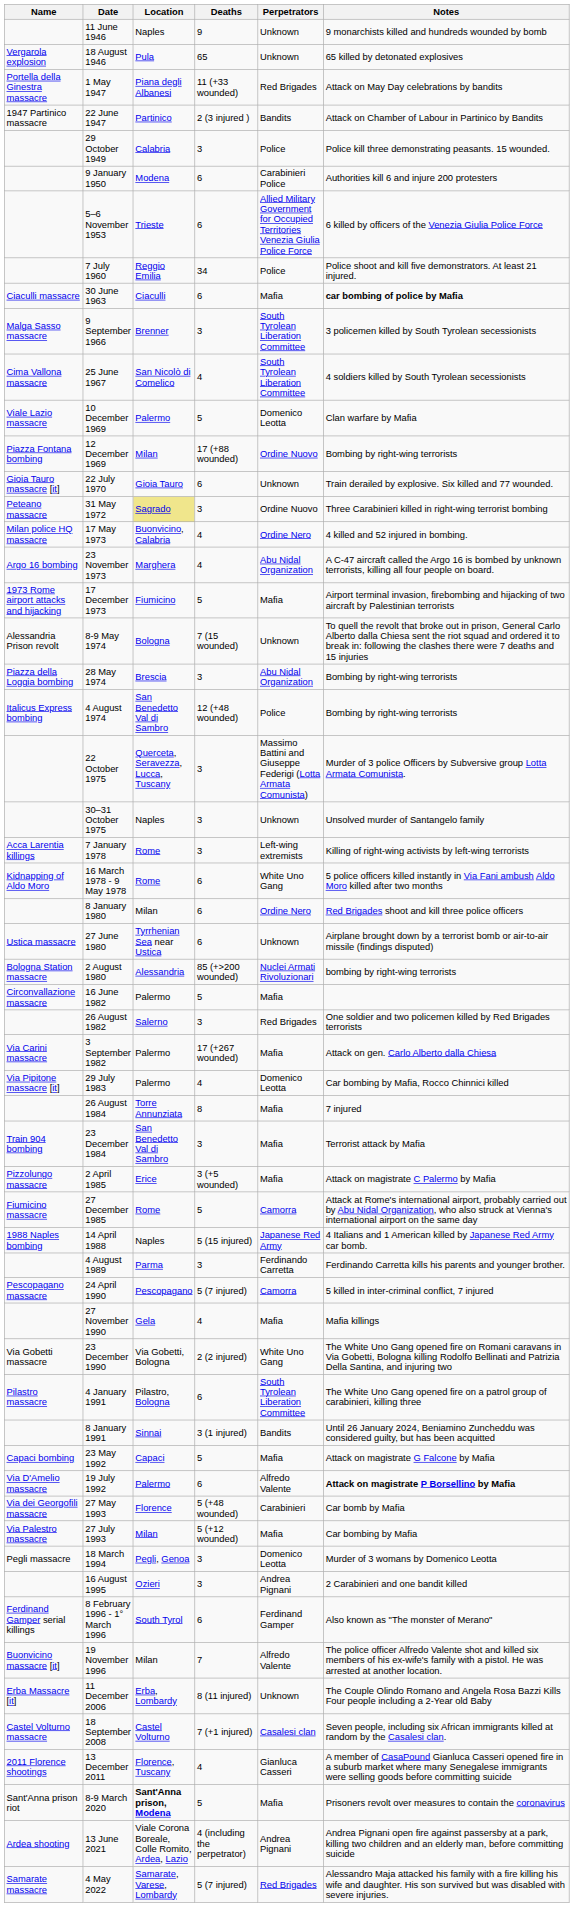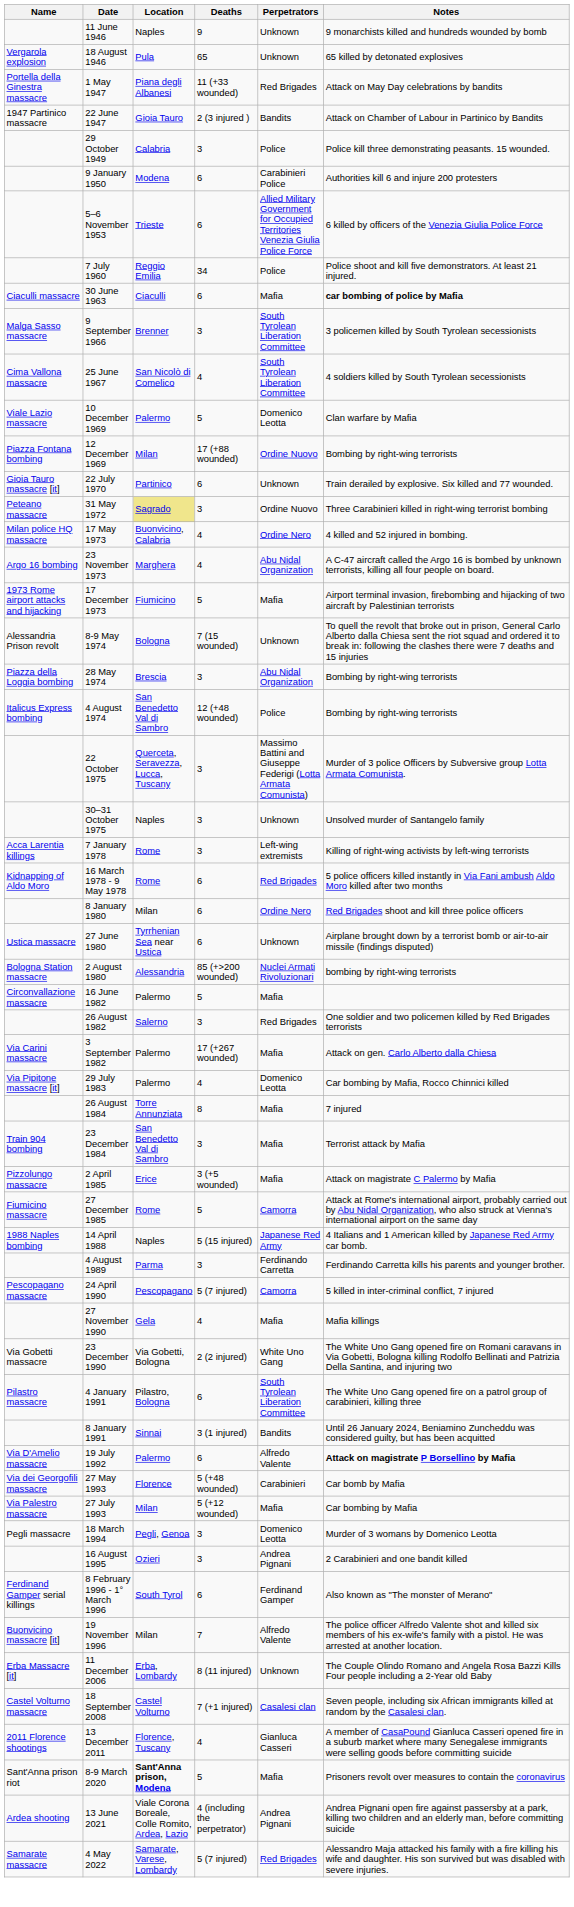(154, 118) Partinico -> (159, 118) Gioia Tauro
(159, 484) Gioia Tauro -> (154, 484) Partinico
(282, 881) White Uno Gang -> (288, 881) Red Brigades
- row: (101, 1458)
